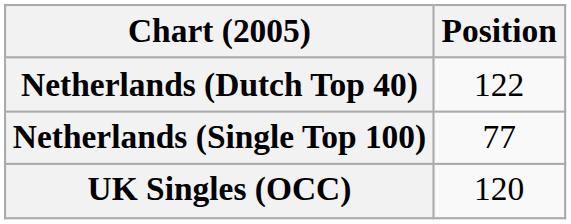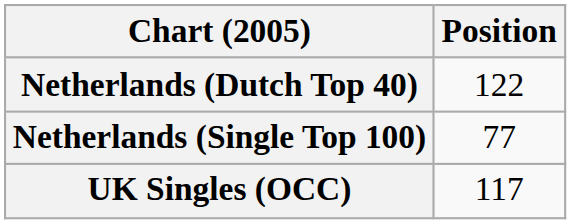(499, 190) 120 -> (499, 190) 117
